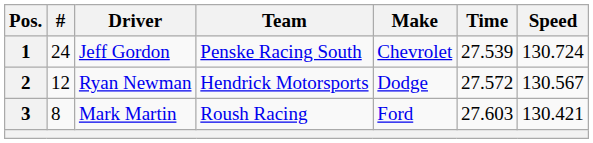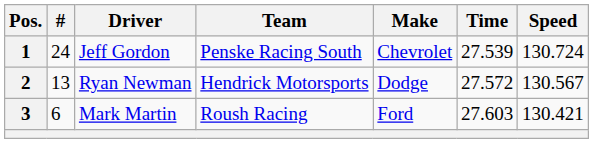(61, 83) 12 -> (61, 83) 13
(56, 114) 8 -> (56, 114) 6
